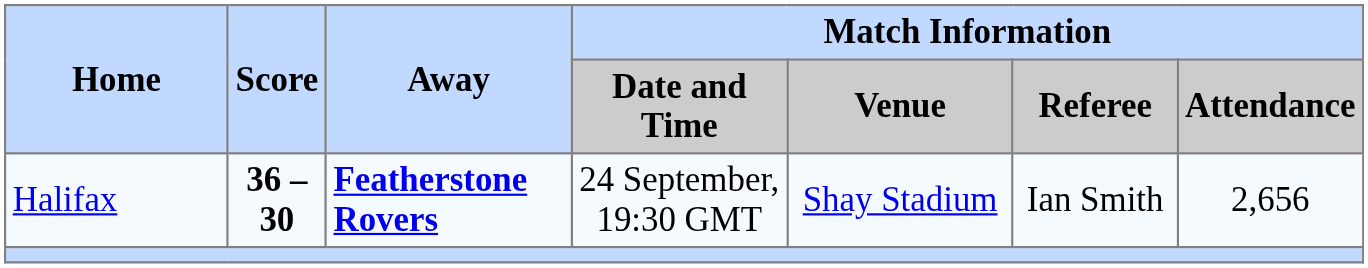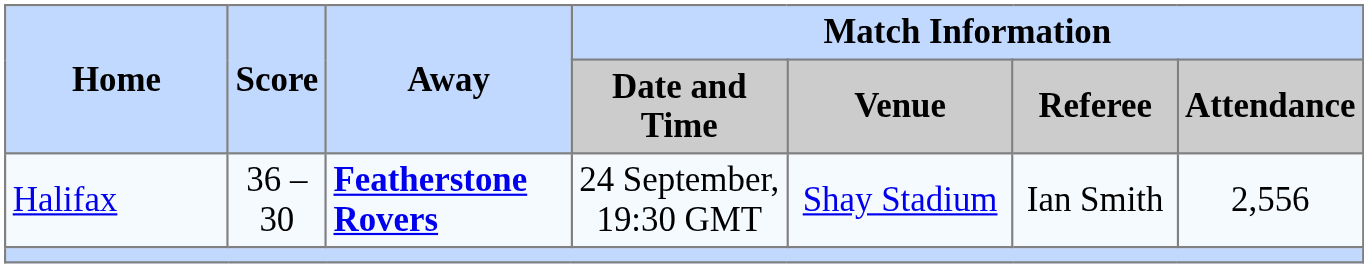(277, 199) bold -> (277, 199) normal
(1270, 199) 2,656 -> (1270, 199) 2,556
